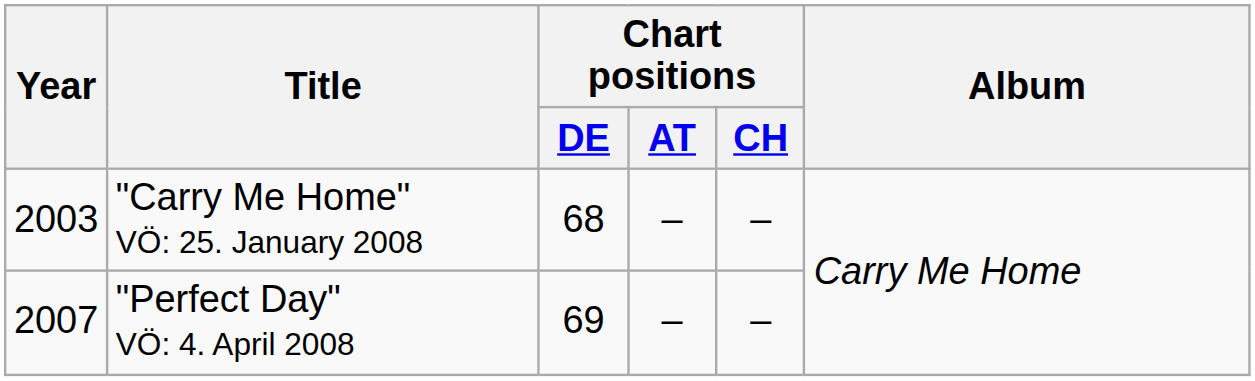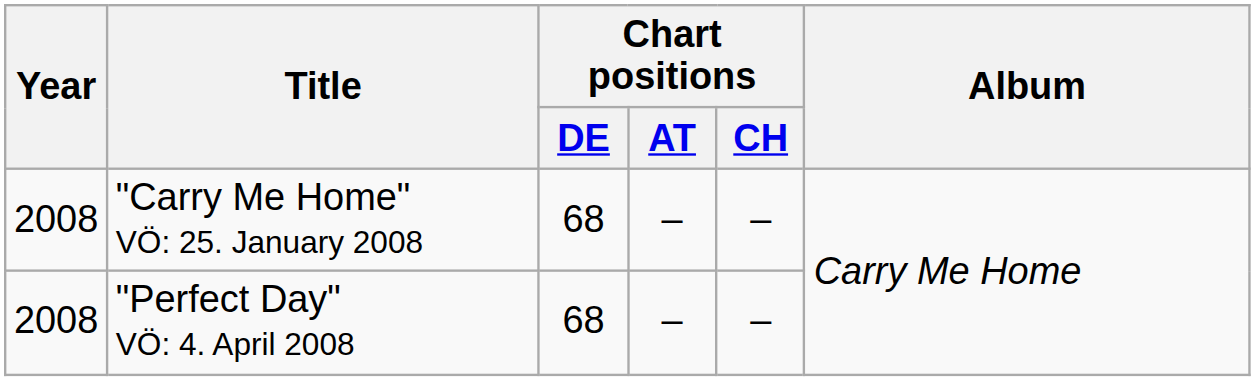(56, 218) 2003 -> (56, 218) 2008
(56, 321) 2007 -> (56, 321) 2008
(584, 321) 69 -> (584, 321) 68
